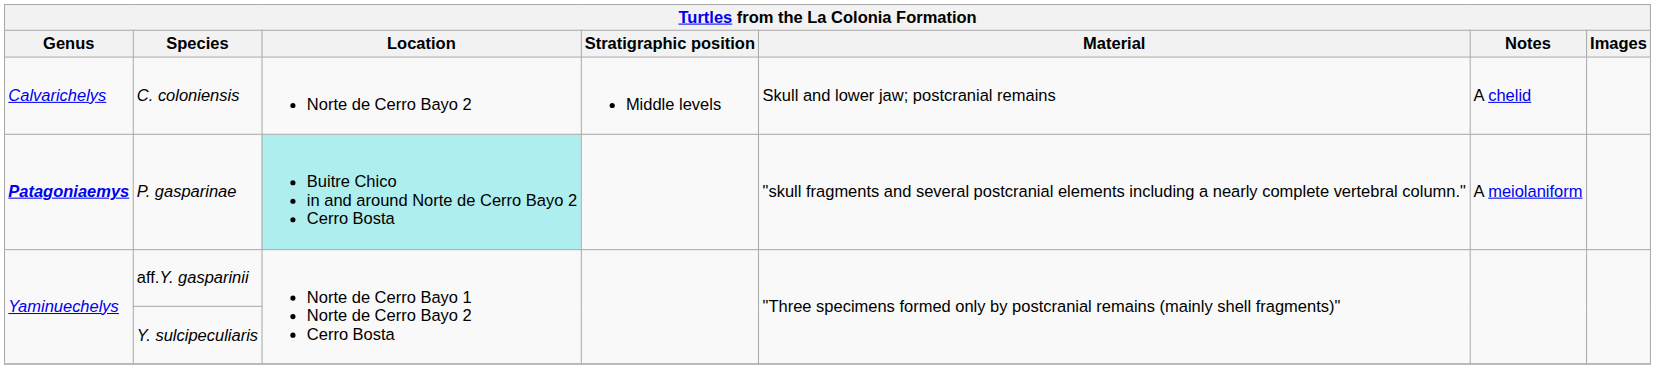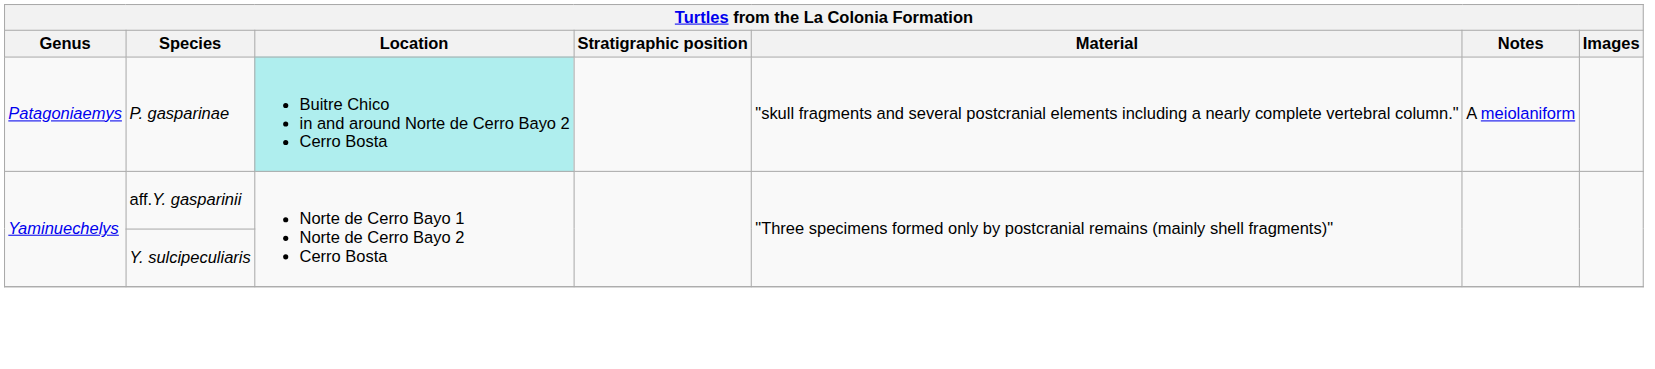- row: (188, 95)
(69, 191) bold -> (65, 114) normal
